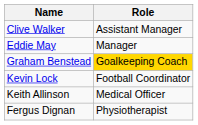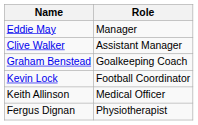rows swapped: (31, 45) <-> (36, 29)
(142, 62) gold background -> (142, 62) no background
